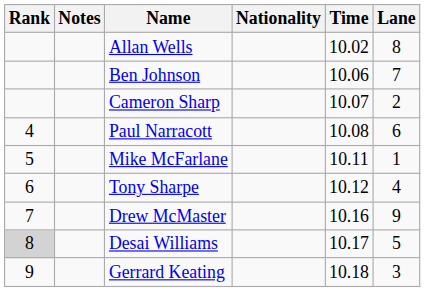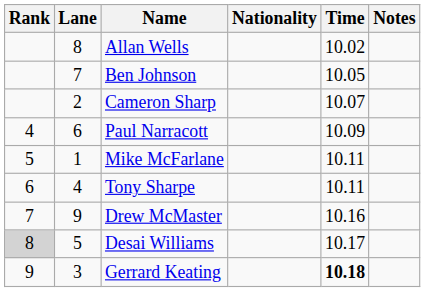columns swapped: (396, 18) <-> (80, 18)
(349, 74) 10.06 -> (345, 74) 10.05
(349, 131) 10.08 -> (345, 131) 10.09
(349, 187) 10.12 -> (345, 187) 10.11
(349, 272) normal -> (345, 272) bold
